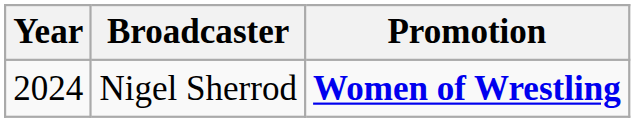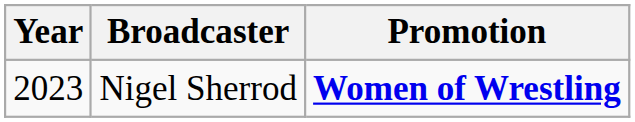(48, 87) 2024 -> (48, 87) 2023
